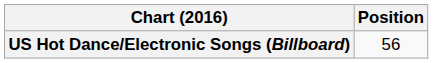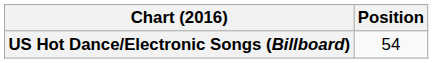(391, 44) 56 -> (391, 44) 54
